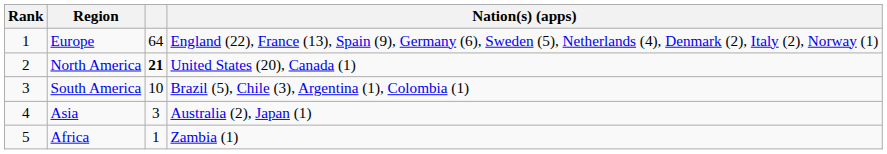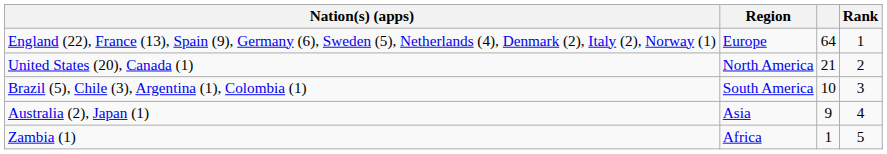columns swapped: (26, 16) <-> (524, 16)
(156, 64) bold -> (828, 64) normal
(156, 112) 3 -> (828, 112) 9
